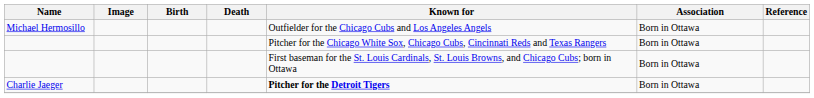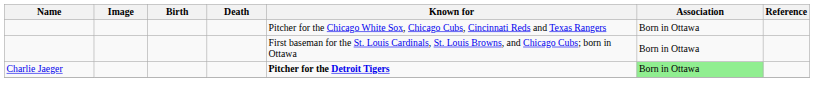- row: (46, 27)
(669, 85) no background -> (669, 69) lightgreen background
